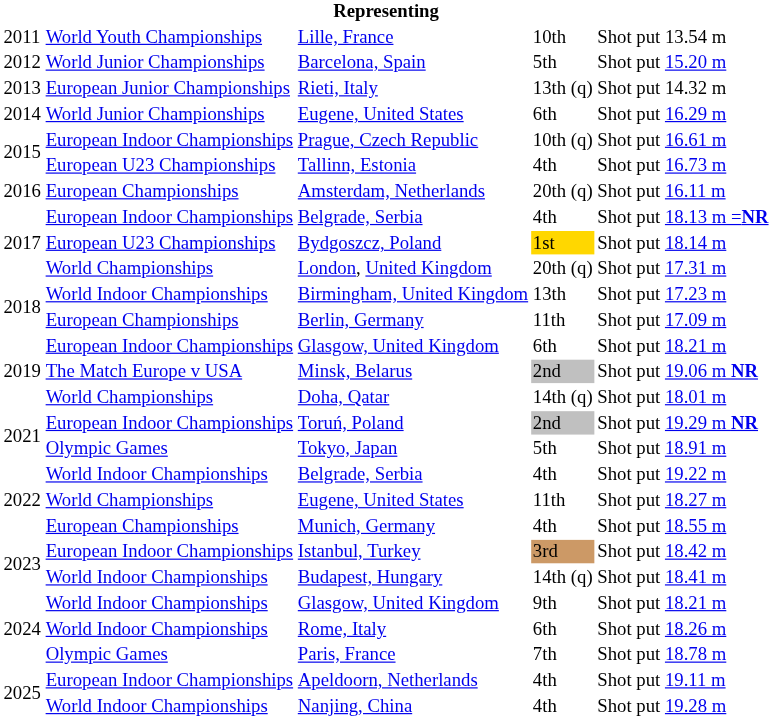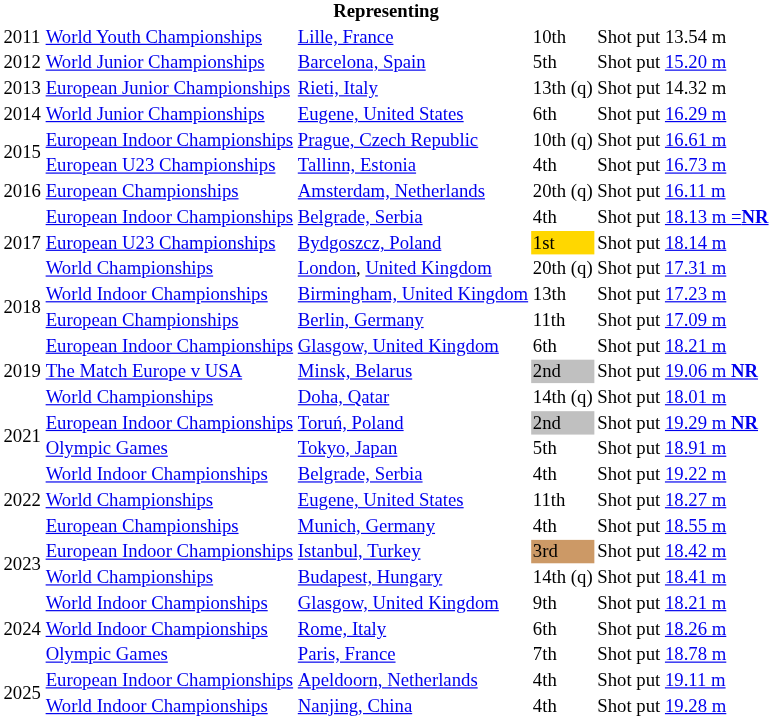(157, 577) World Indoor Championships -> (129, 577) World Championships
